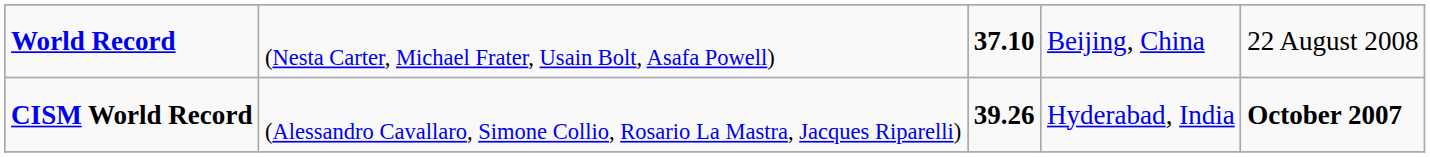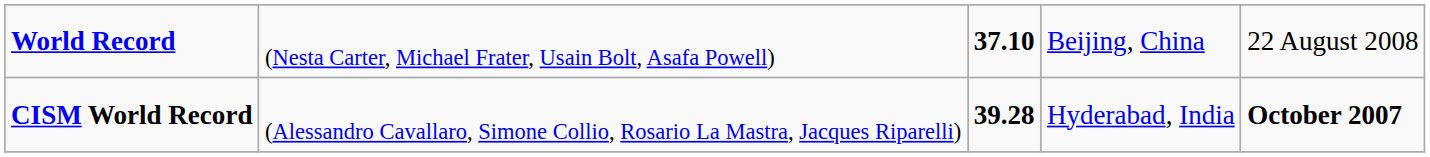(1004, 114) 39.26 -> (1004, 114) 39.28
